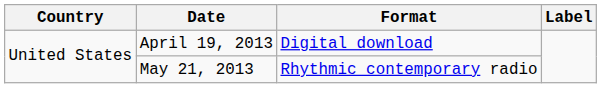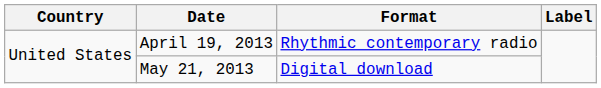(357, 43) Digital download -> (409, 43) Rhythmic contemporary radio
(409, 69) Rhythmic contemporary radio -> (357, 69) Digital download
